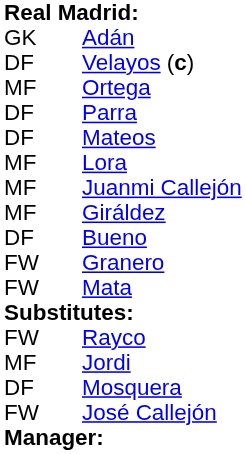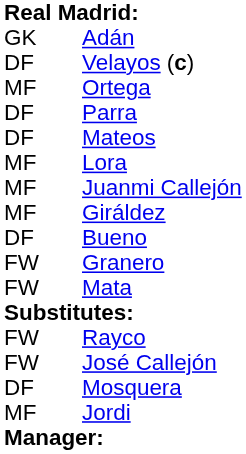rows swapped: (106, 362) <-> (149, 412)
